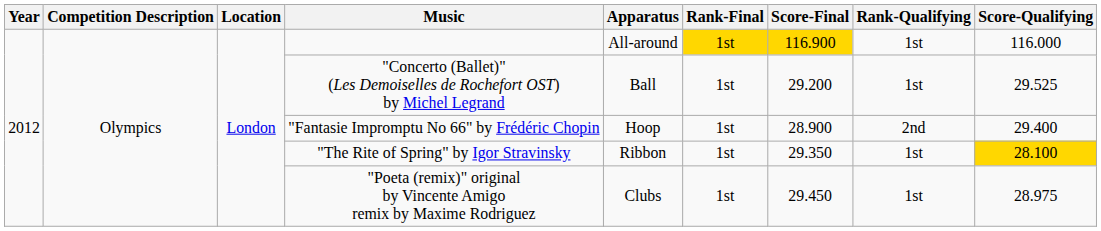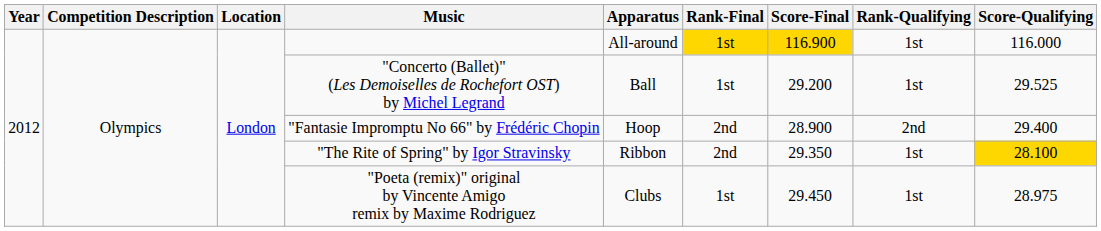(725, 128) 1st -> (725, 128) 2nd
(725, 153) 1st -> (725, 153) 2nd
